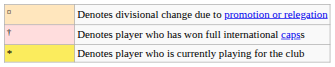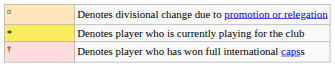rows swapped: (191, 53) <-> (191, 34)
